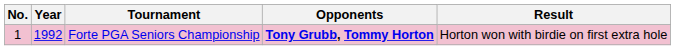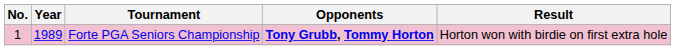(48, 35) 1992 -> (48, 35) 1989
